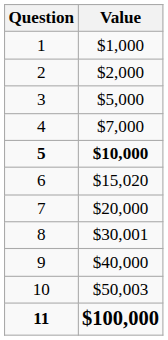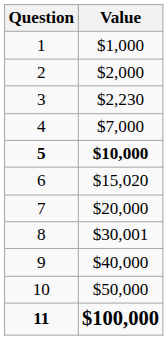(120, 99) $5,000 -> (120, 99) $2,230
(120, 289) $50,003 -> (120, 289) $50,000
